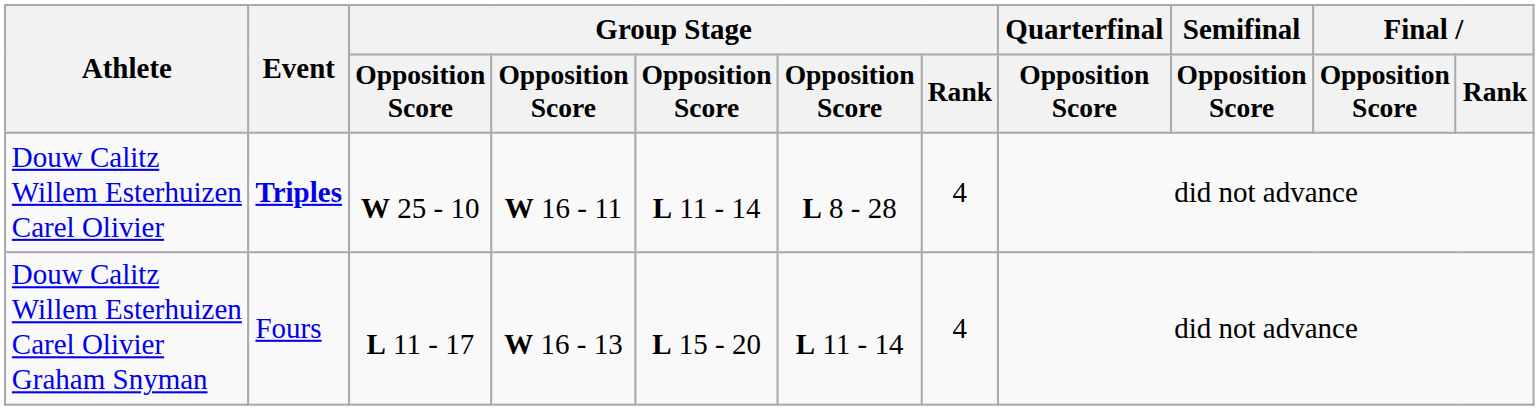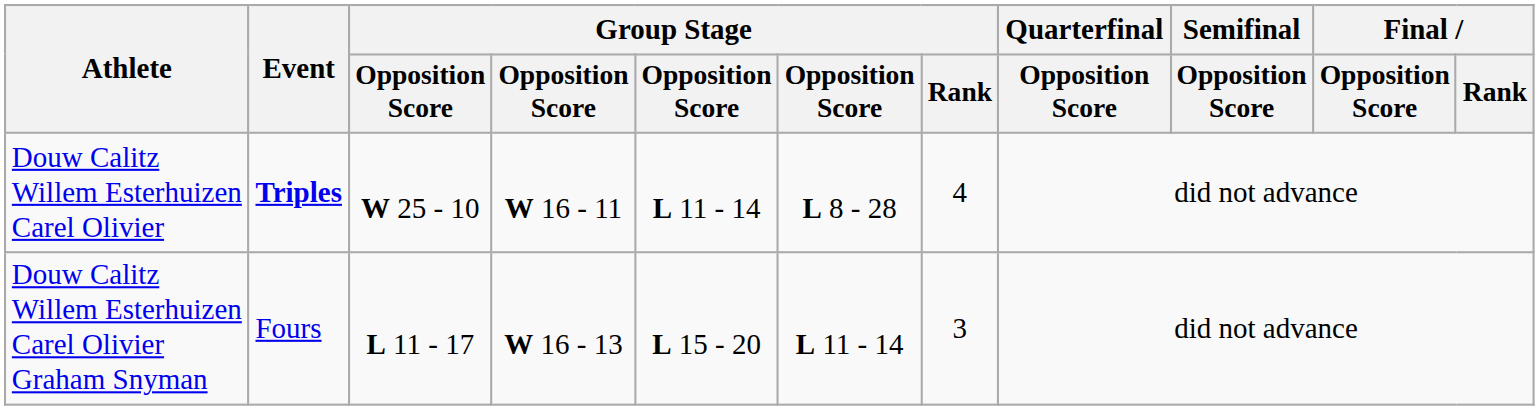(960, 327) 4 -> (960, 327) 3
